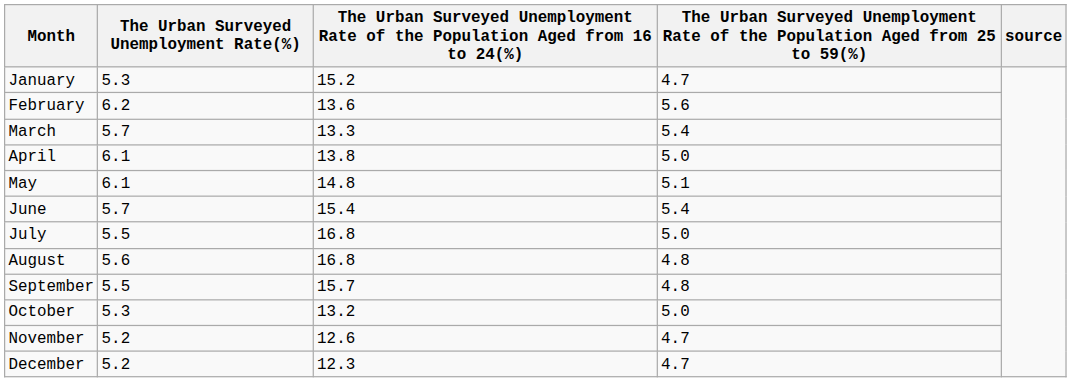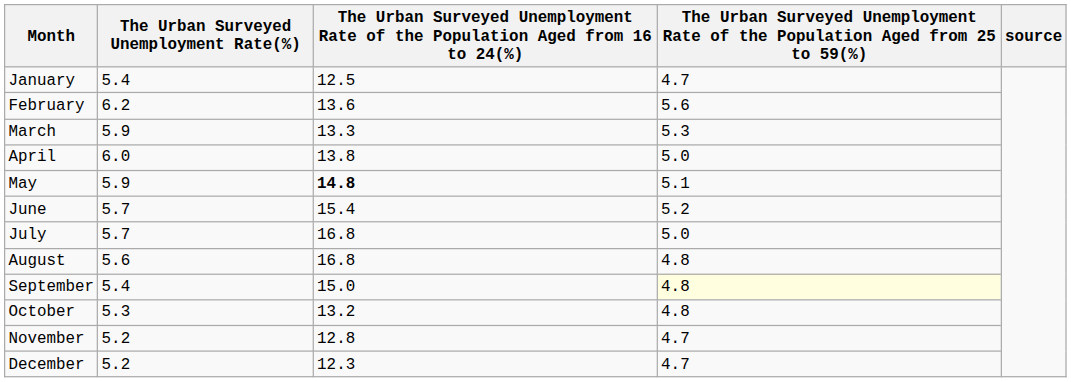(116, 80) 5.3 -> (116, 80) 5.4
(336, 80) 15.2 -> (336, 80) 12.5
(116, 132) 5.7 -> (116, 132) 5.9
(675, 132) 5.4 -> (675, 132) 5.3
(116, 158) 6.1 -> (116, 158) 6.0
(116, 183) 6.1 -> (116, 183) 5.9
(336, 183) normal -> (336, 183) bold
(675, 209) 5.4 -> (675, 209) 5.2
(116, 235) 5.5 -> (116, 235) 5.7
(116, 287) 5.5 -> (116, 287) 5.4
(336, 287) 15.7 -> (336, 287) 15.0
(675, 287) no background -> (675, 287) lightyellow background
(675, 313) 5.0 -> (675, 313) 4.8
(336, 338) 12.6 -> (336, 338) 12.8
